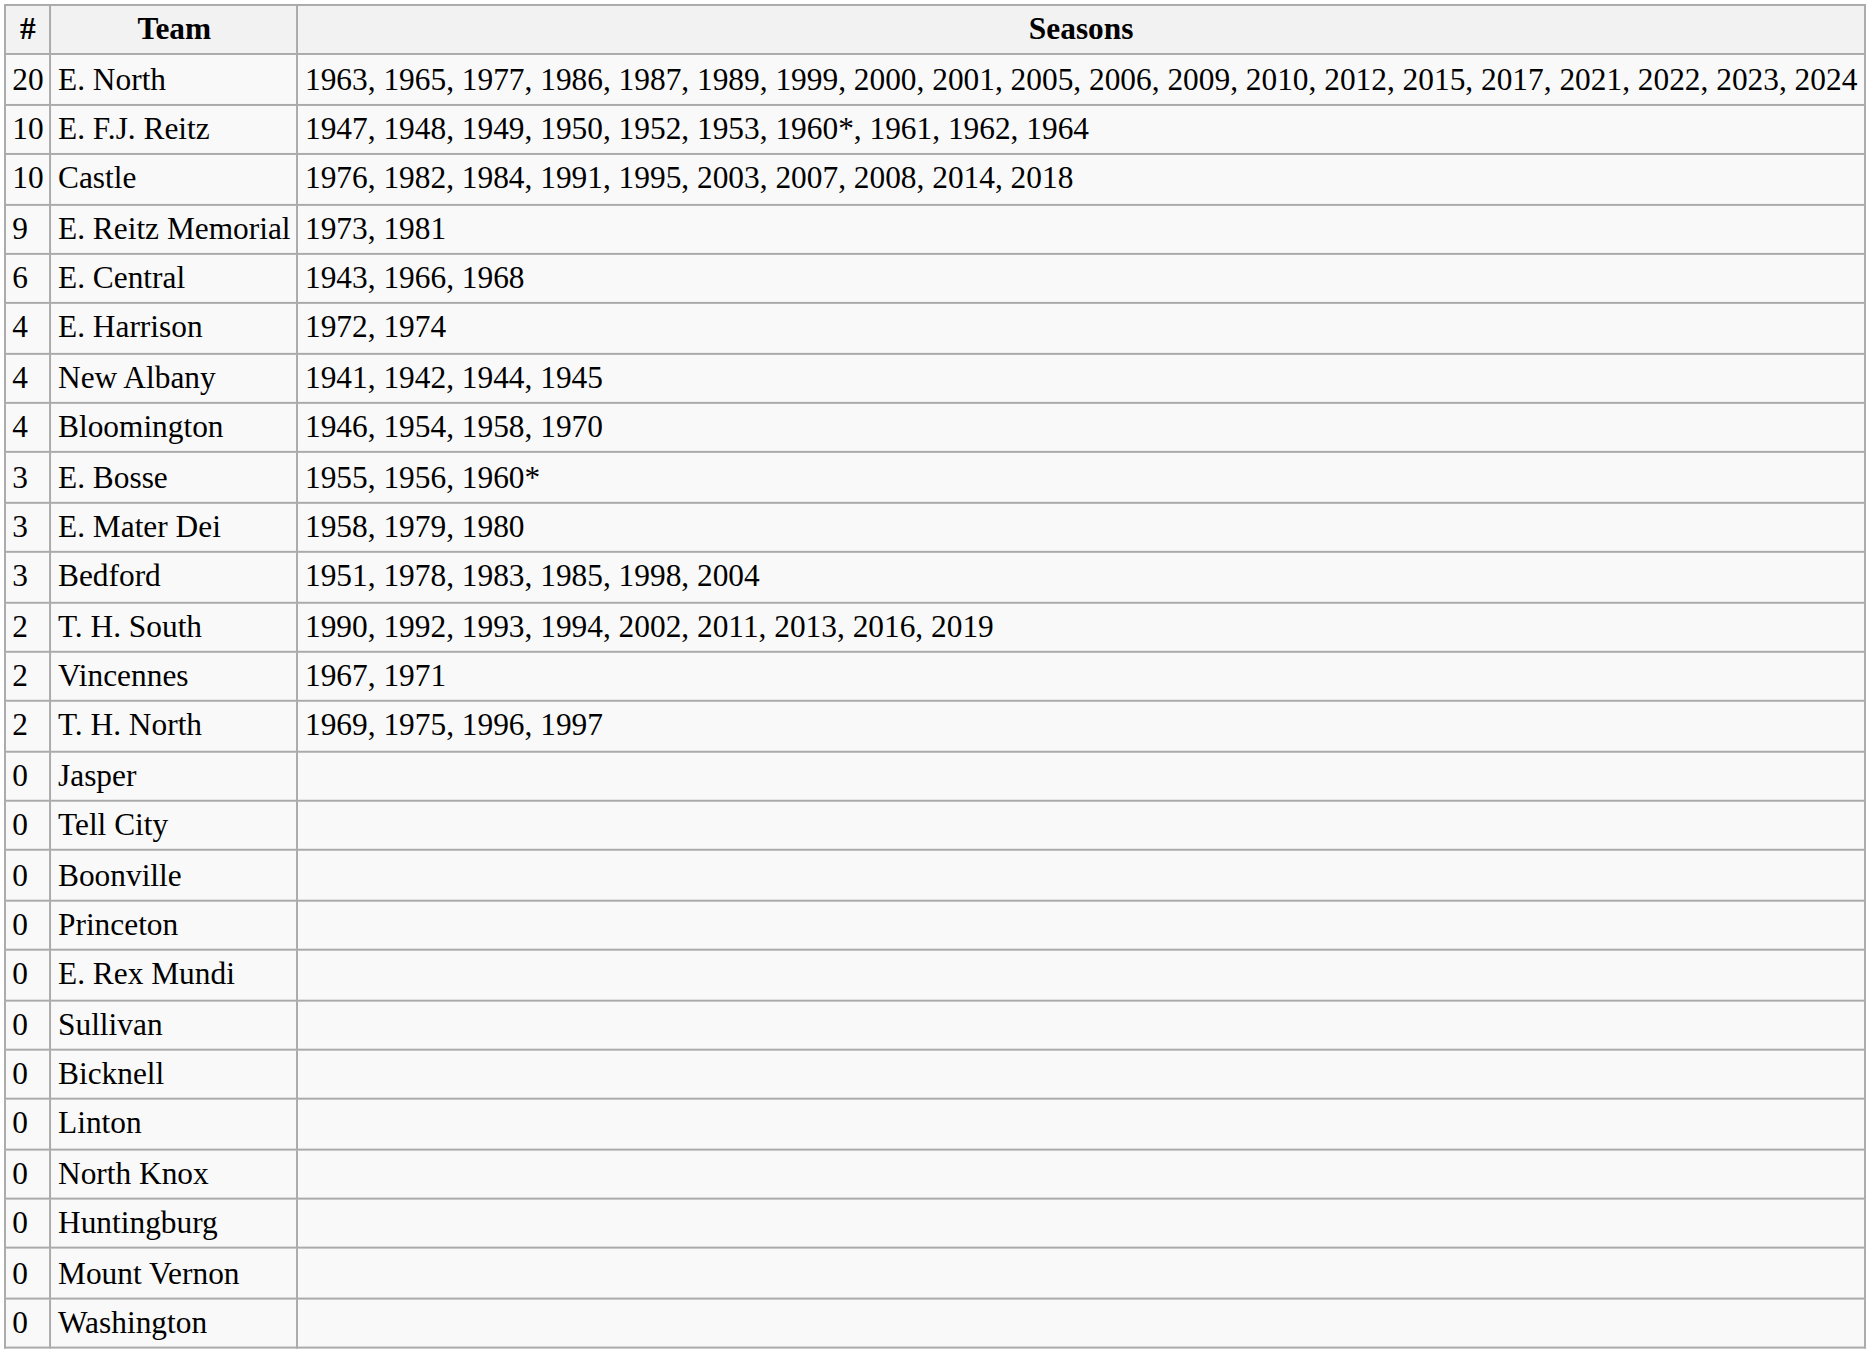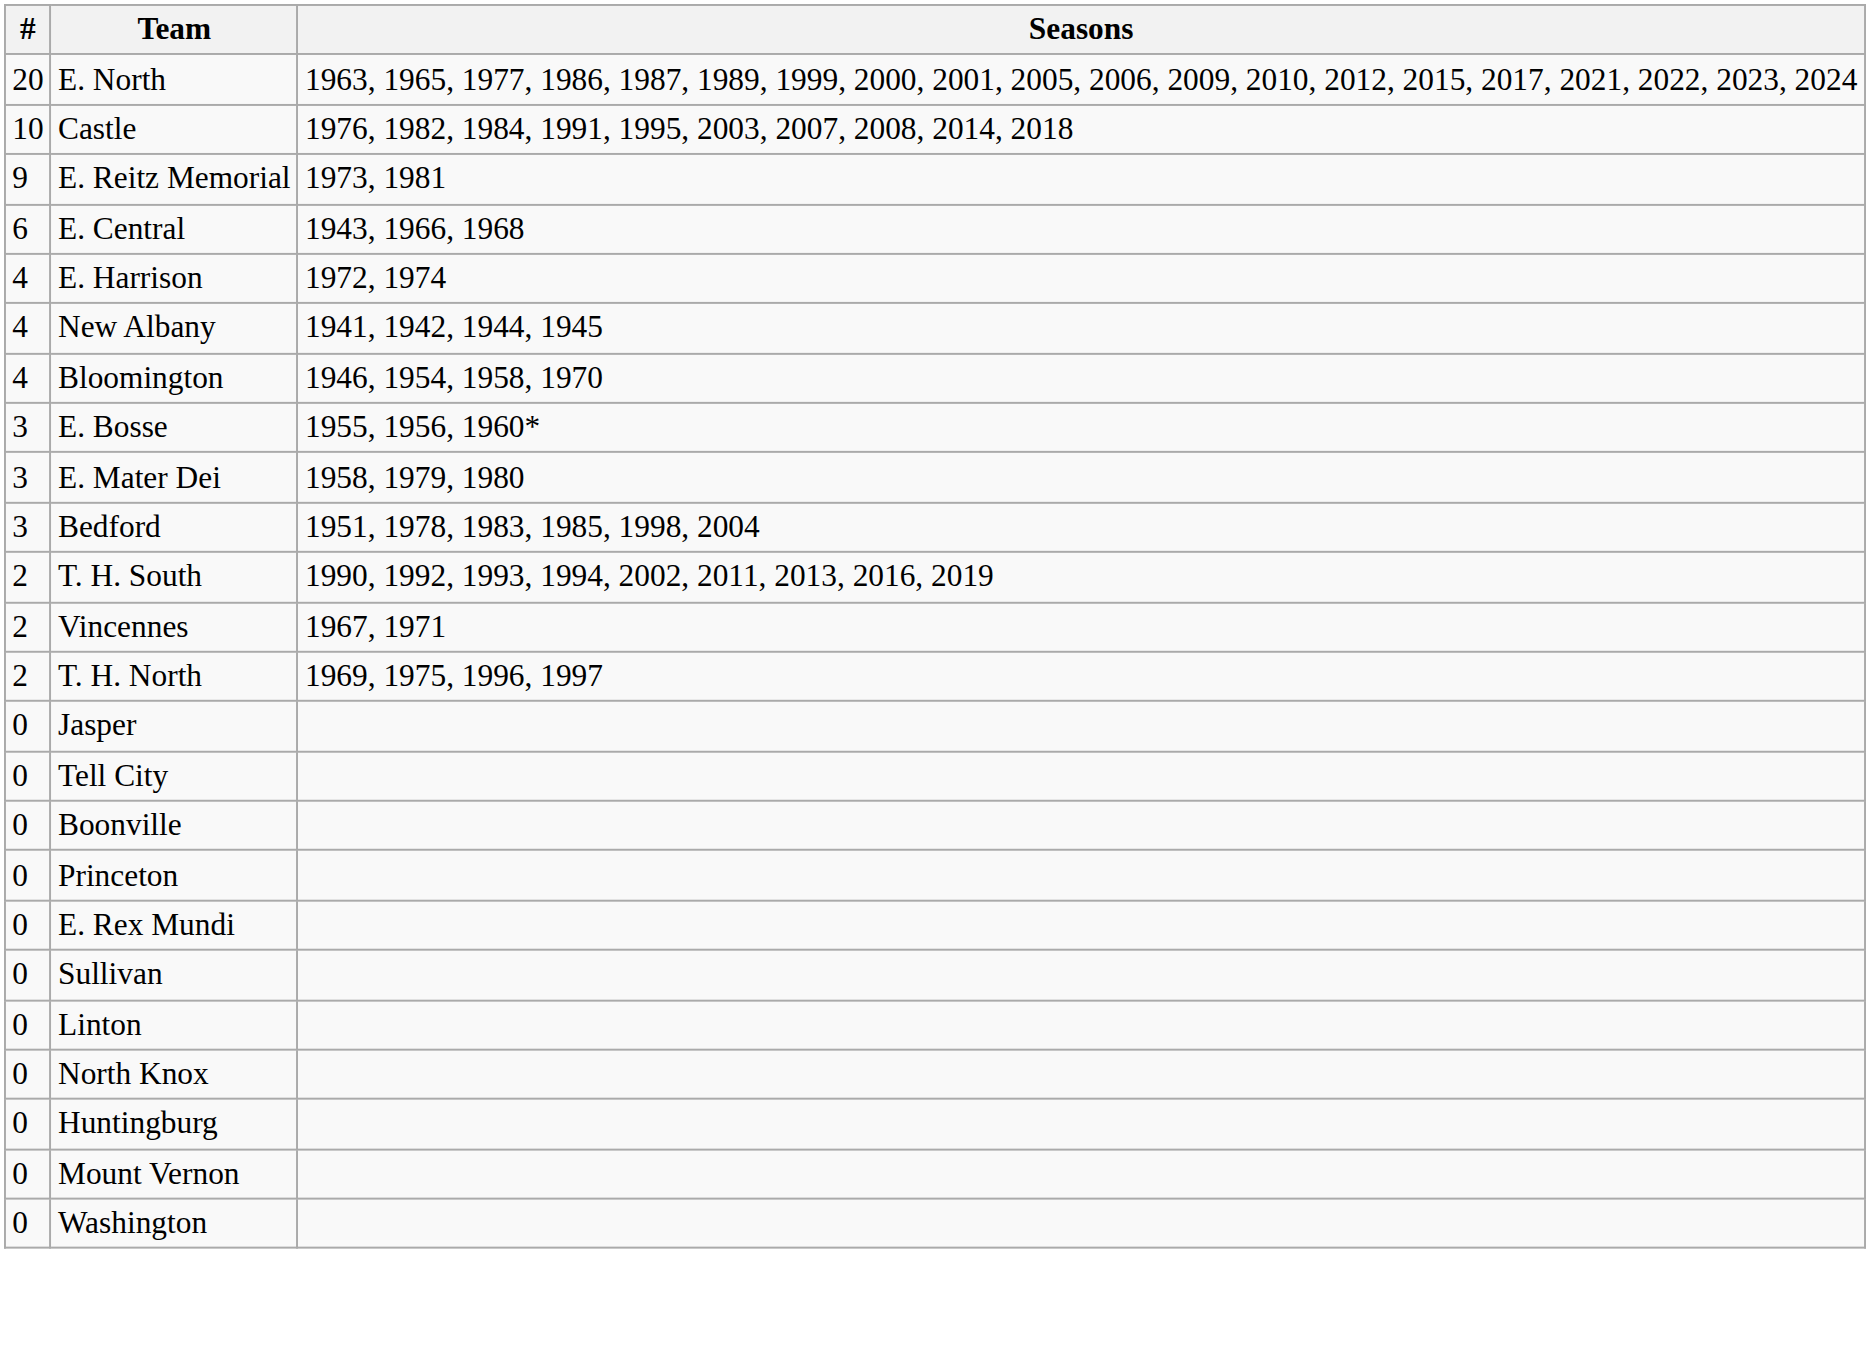- row: (134, 128)
- row: (111, 1073)
